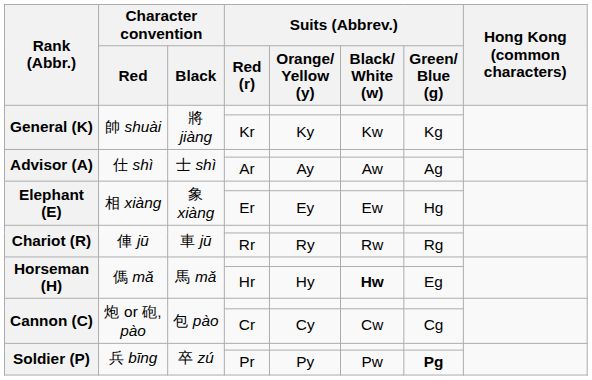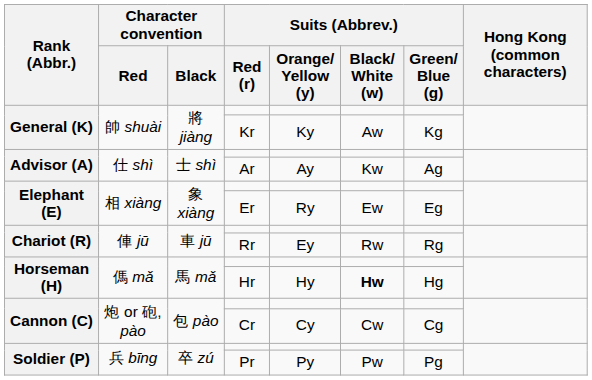(372, 132) Kw -> (372, 132) Aw
(372, 168) Aw -> (372, 168) Kw
(305, 208) Ey -> (305, 208) Ry
(434, 208) Hg -> (434, 208) Eg
(305, 244) Ry -> (305, 244) Ey
(434, 282) Eg -> (434, 282) Hg
(434, 362) bold -> (434, 362) normal
